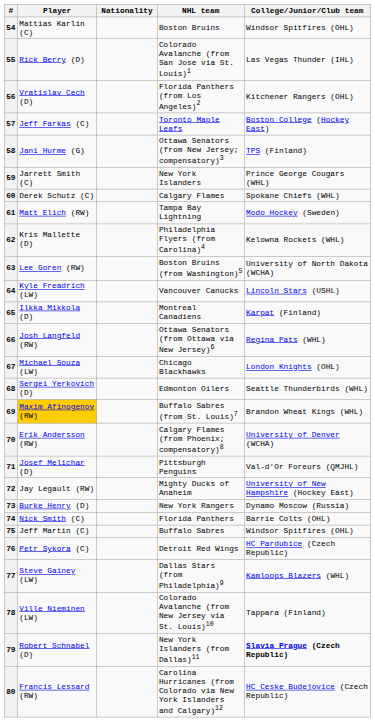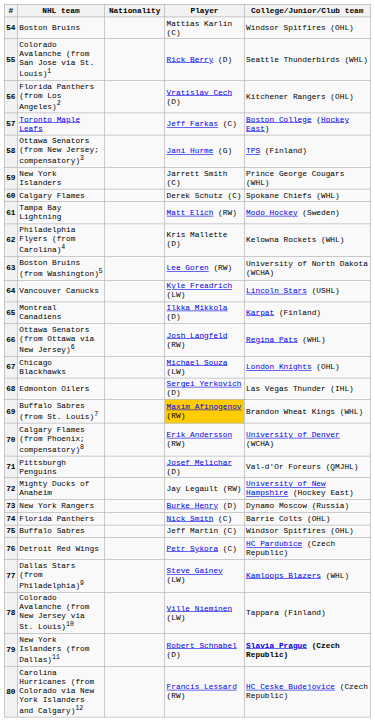columns swapped: (57, 11) <-> (201, 11)
(300, 60) Las Vegas Thunder (IHL) -> (307, 60) Seattle Thunderbirds (WHL)
(307, 389) Seattle Thunderbirds (WHL) -> (300, 389) Las Vegas Thunder (IHL)
